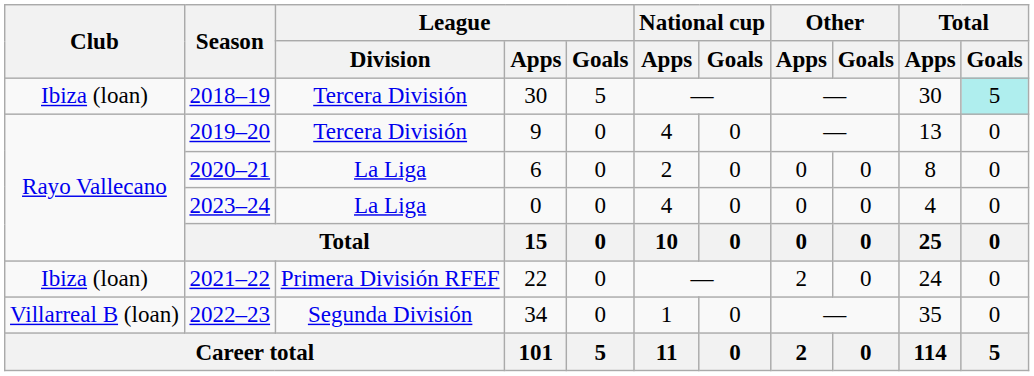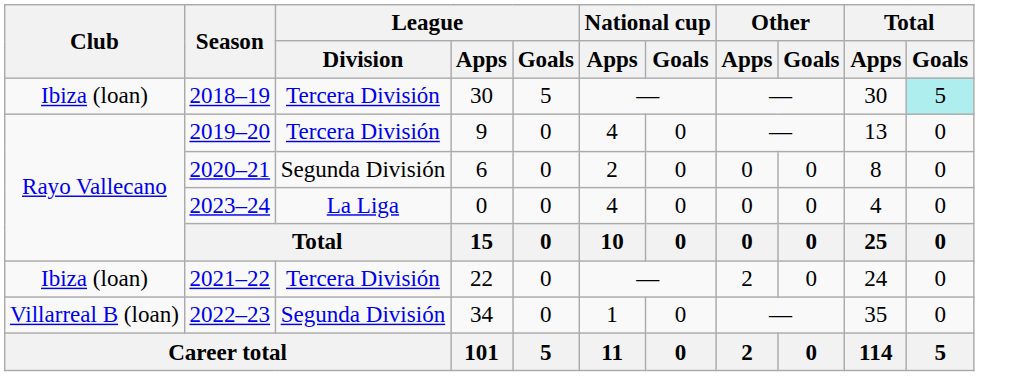(390, 168) La Liga -> (363, 168) Segunda División
(390, 278) Primera División RFEF -> (363, 278) Tercera División
